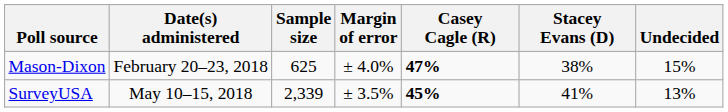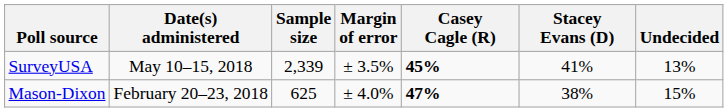rows swapped: (51, 93) <-> (57, 65)
